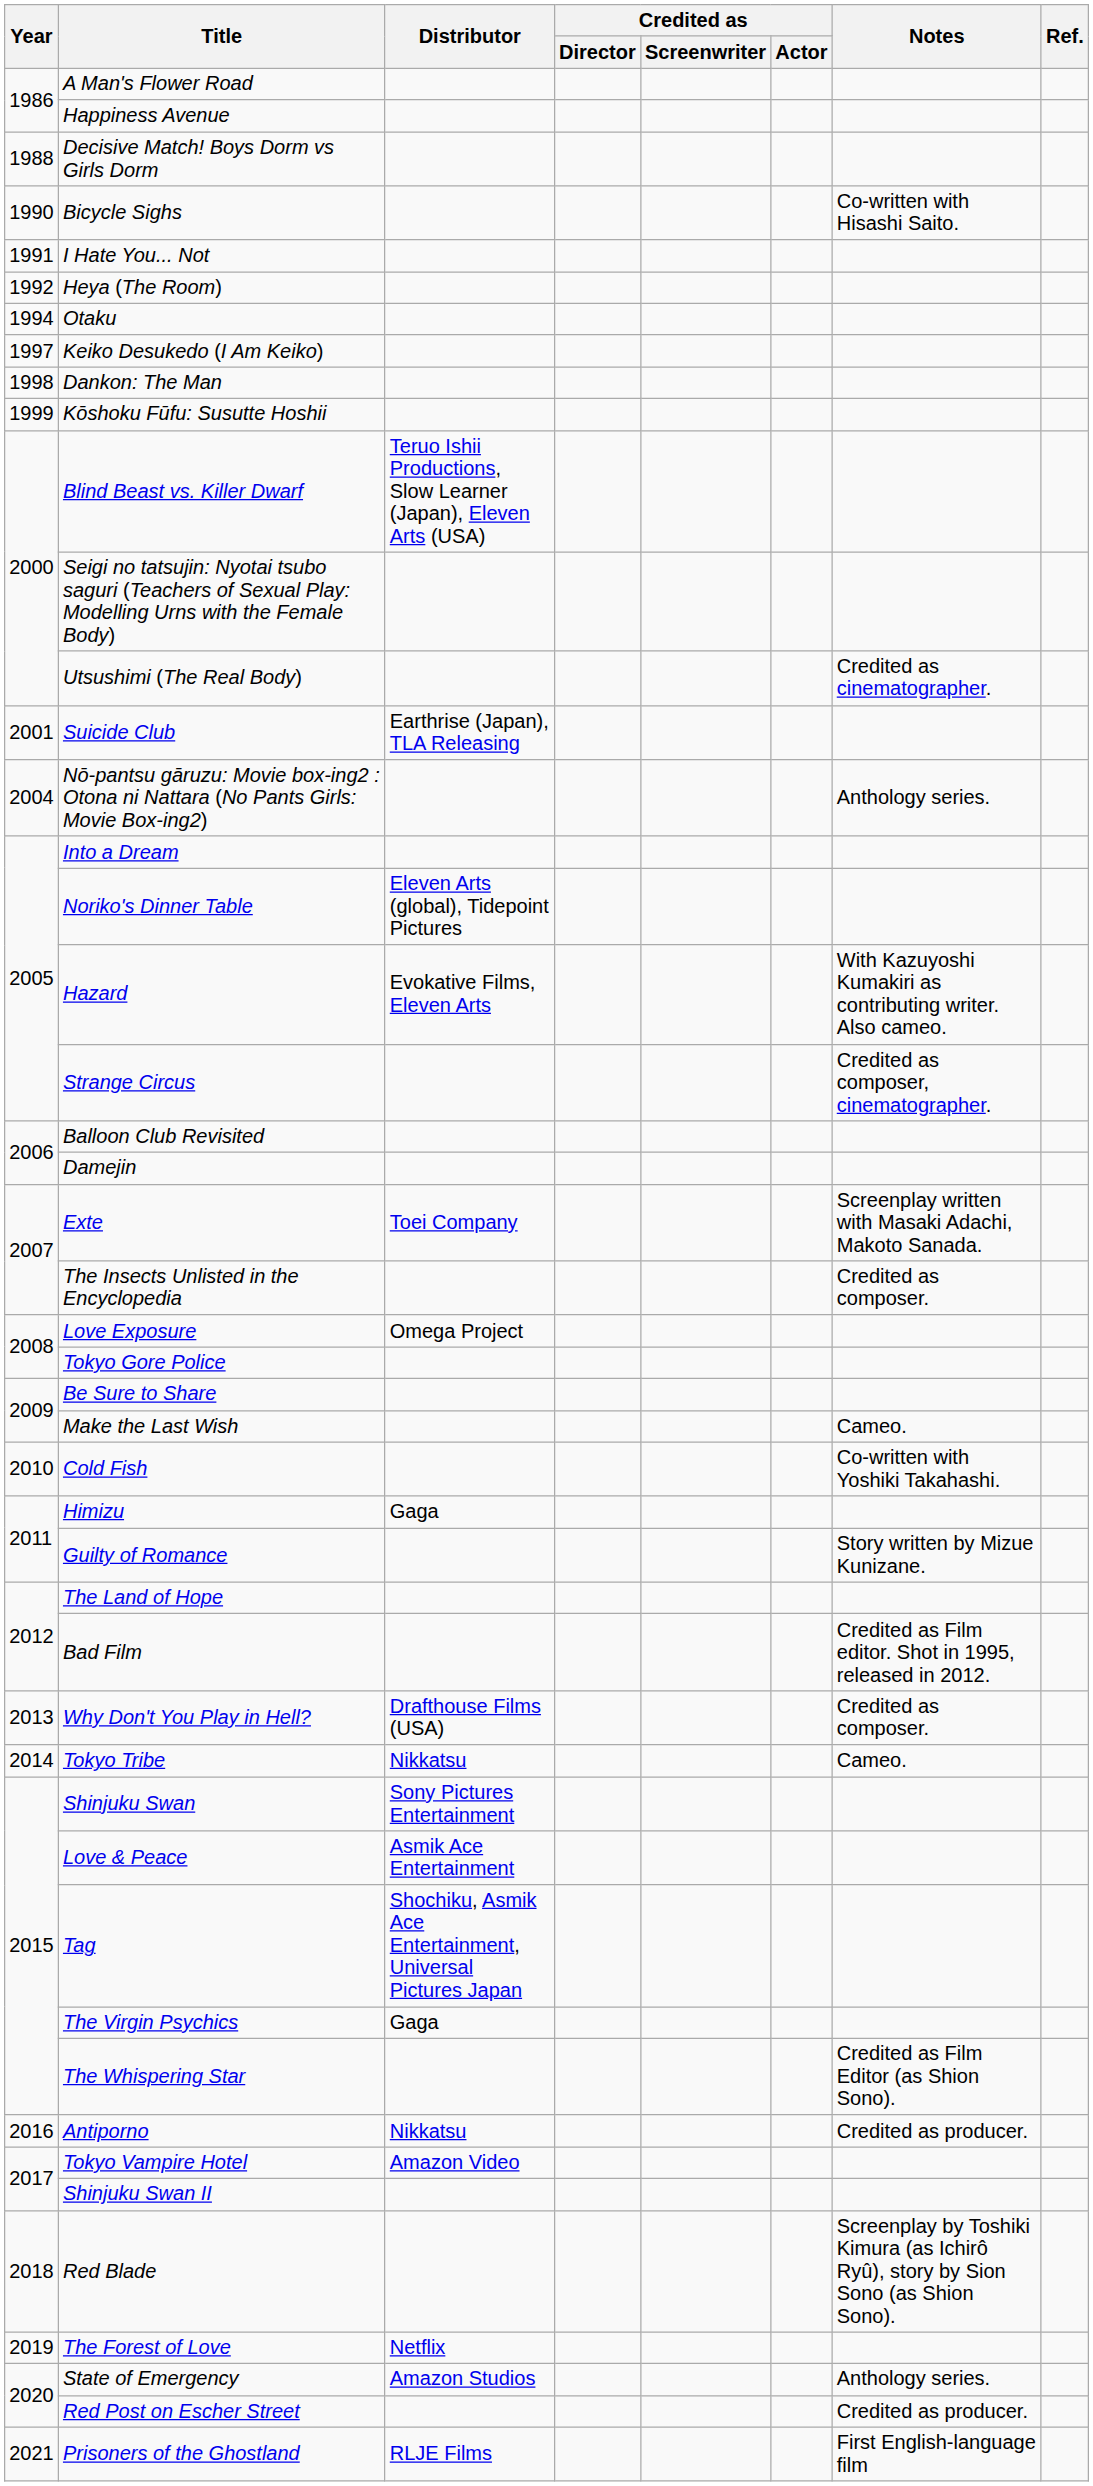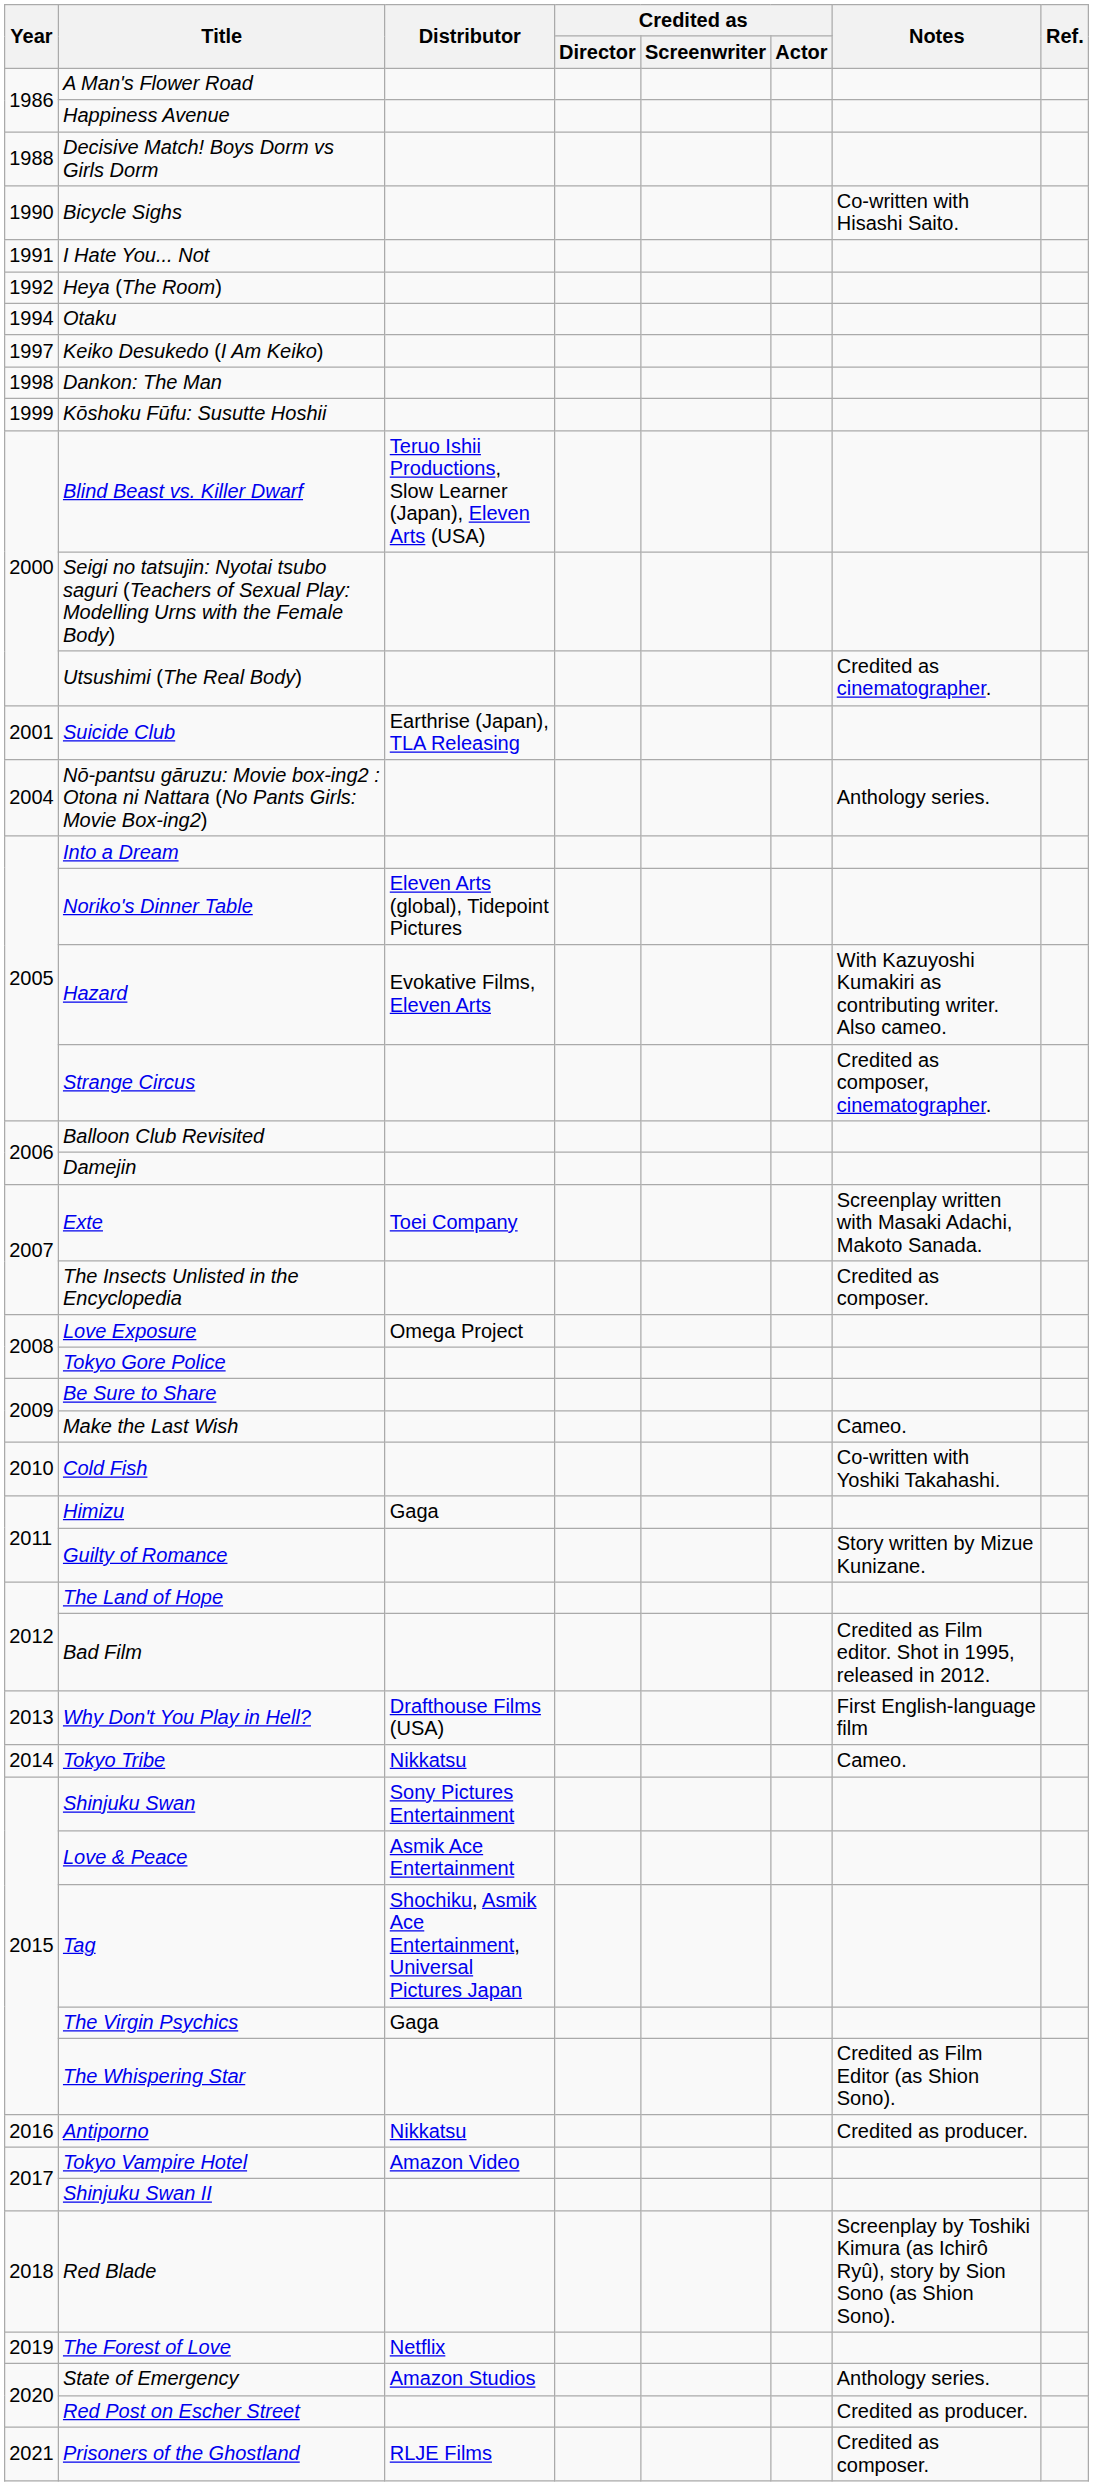(888, 1717) Credited as composer. -> (936, 1717) First English-language film
(936, 2454) First English-language film -> (888, 2454) Credited as composer.
